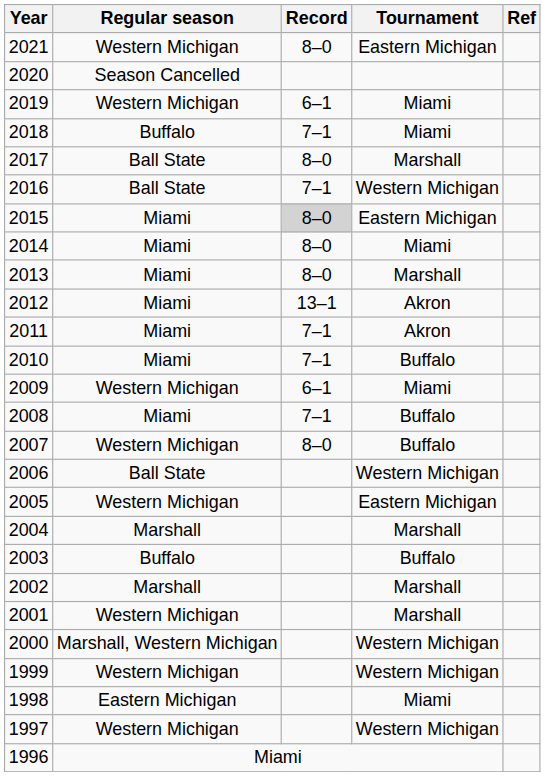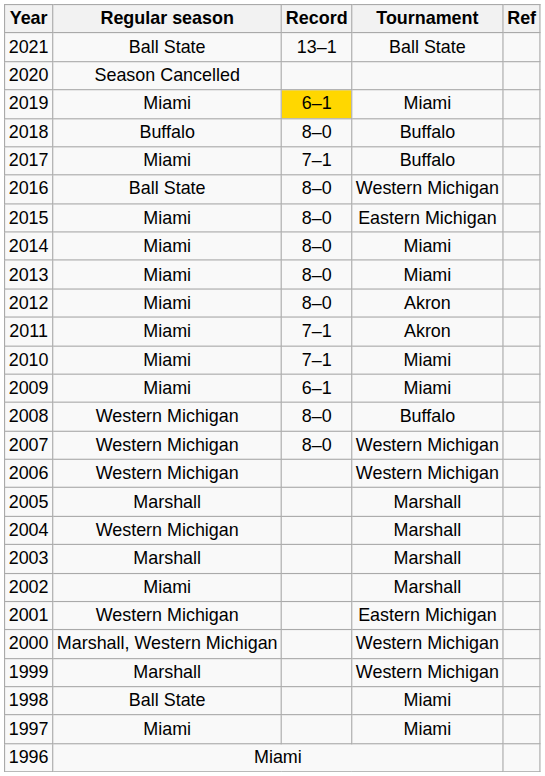(167, 47) Western Michigan -> (167, 47) Ball State
(317, 47) 8–0 -> (317, 47) 13–1
(427, 47) Eastern Michigan -> (427, 47) Ball State
(167, 103) Western Michigan -> (167, 103) Miami
(317, 103) no background -> (317, 103) gold background
(317, 132) 7–1 -> (317, 132) 8–0
(427, 132) Miami -> (427, 132) Buffalo
(167, 160) Ball State -> (167, 160) Miami
(317, 160) 8–0 -> (317, 160) 7–1
(427, 160) Marshall -> (427, 160) Buffalo
(317, 189) 7–1 -> (317, 189) 8–0
(317, 217) lightgrey background -> (317, 217) no background
(427, 274) Marshall -> (427, 274) Miami
(317, 302) 13–1 -> (317, 302) 8–0
(427, 359) Buffalo -> (427, 359) Miami
(167, 388) Western Michigan -> (167, 388) Miami
(167, 416) Miami -> (167, 416) Western Michigan
(317, 416) 7–1 -> (317, 416) 8–0
(427, 445) Buffalo -> (427, 445) Western Michigan
(167, 473) Ball State -> (167, 473) Western Michigan
(167, 501) Western Michigan -> (167, 501) Marshall
(427, 501) Eastern Michigan -> (427, 501) Marshall
(167, 530) Marshall -> (167, 530) Western Michigan
(167, 558) Buffalo -> (167, 558) Marshall
(427, 558) Buffalo -> (427, 558) Marshall
(167, 587) Marshall -> (167, 587) Miami
(427, 615) Marshall -> (427, 615) Eastern Michigan
(167, 672) Western Michigan -> (167, 672) Marshall
(167, 700) Eastern Michigan -> (167, 700) Ball State
(167, 729) Western Michigan -> (167, 729) Miami
(427, 729) Western Michigan -> (427, 729) Miami
